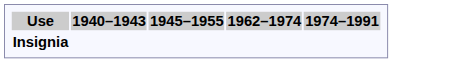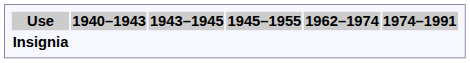+ column: (187, 21)
